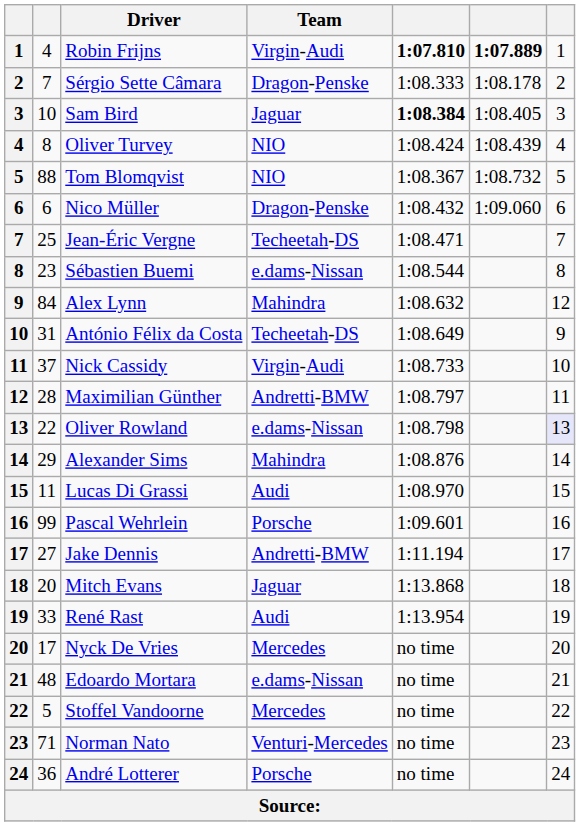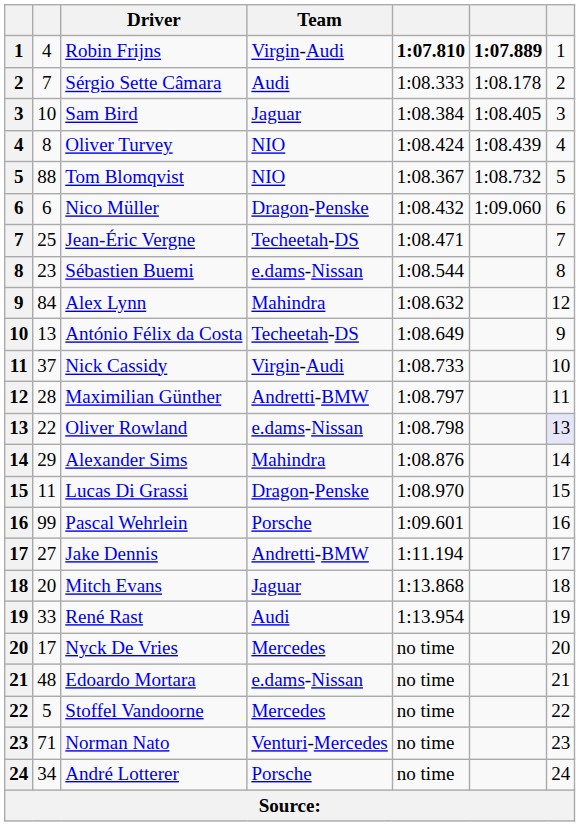(310, 82) Dragon-Penske -> (270, 82) Audi
(431, 114) bold -> (430, 114) normal
(47, 333) 31 -> (47, 333) 13
(270, 490) Audi -> (310, 490) Dragon-Penske
(47, 773) 36 -> (47, 773) 34
